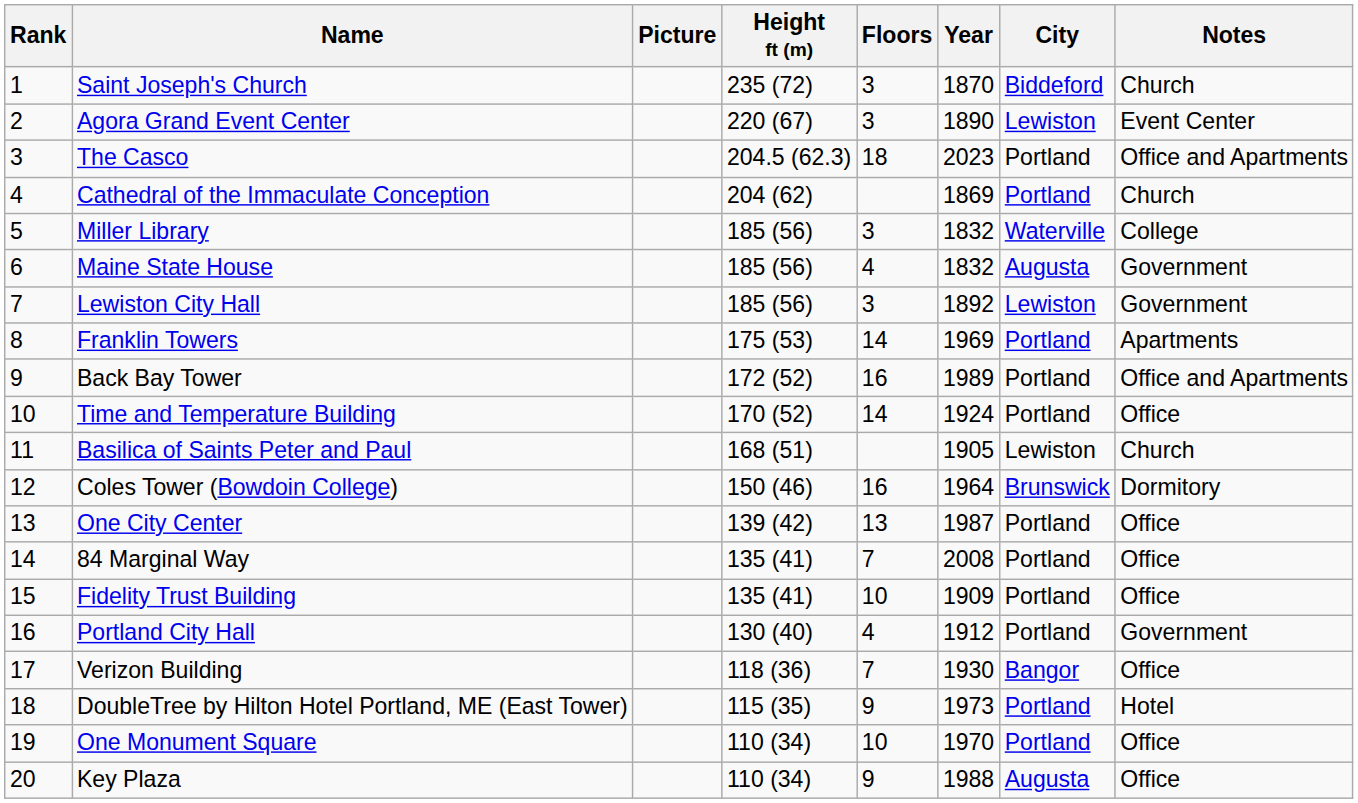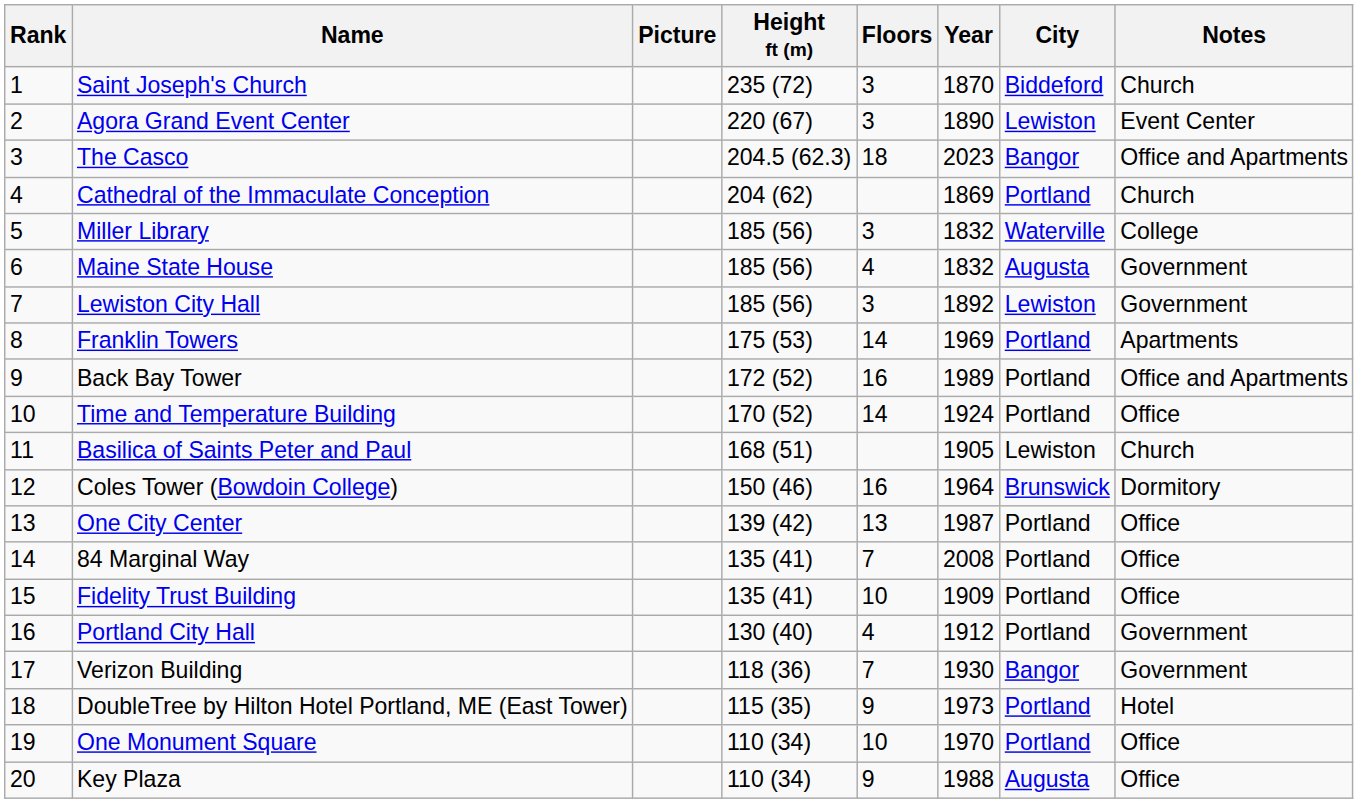(1048, 158) Portland -> (1042, 158) Bangor
(1150, 669) Office -> (1184, 669) Government
